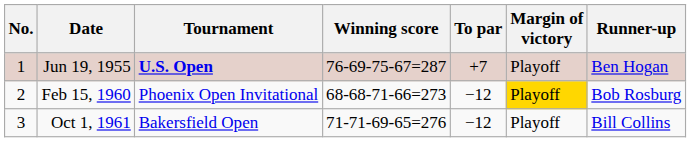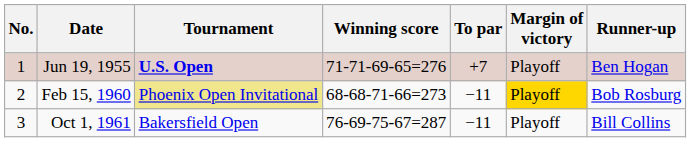(386, 66) 76-69-75-67=287 -> (386, 66) 71-71-69-65=276
(228, 95) no background -> (228, 95) khaki background
(478, 95) −12 -> (478, 95) −11
(386, 123) 71-71-69-65=276 -> (386, 123) 76-69-75-67=287
(478, 123) −12 -> (478, 123) −11
